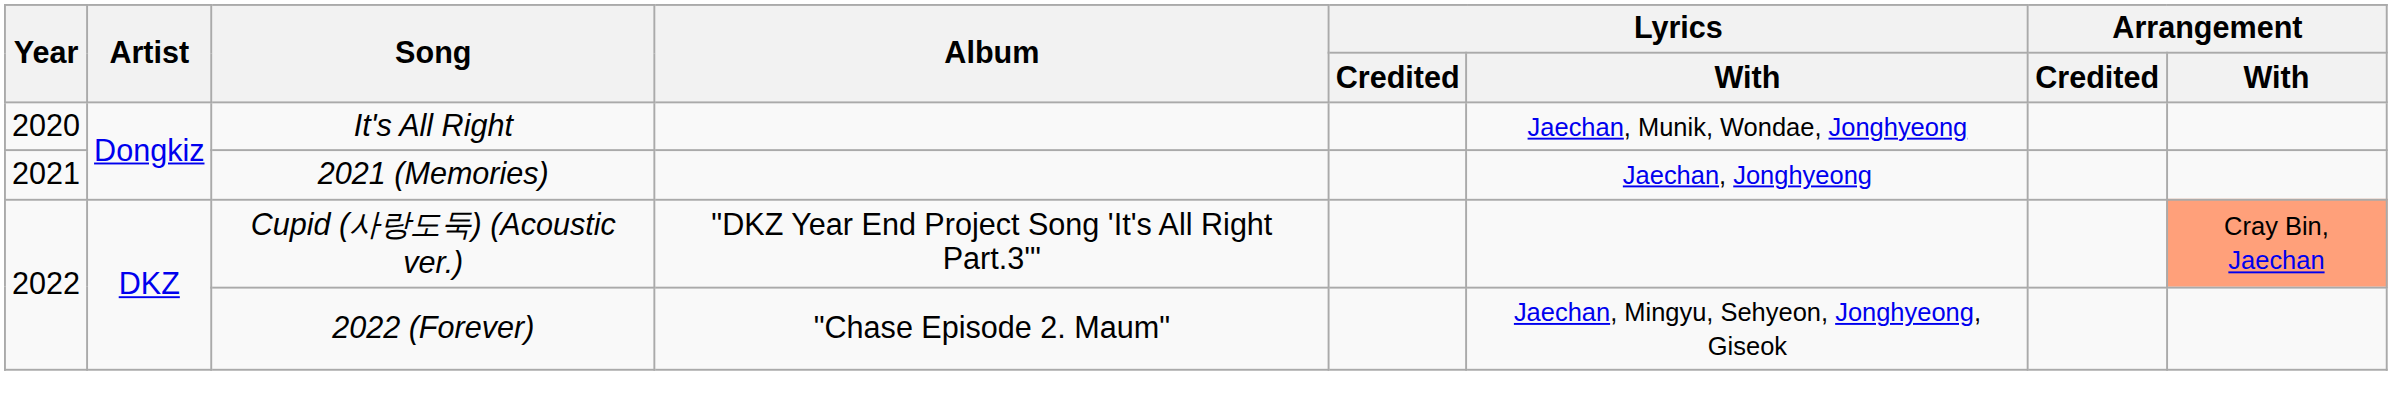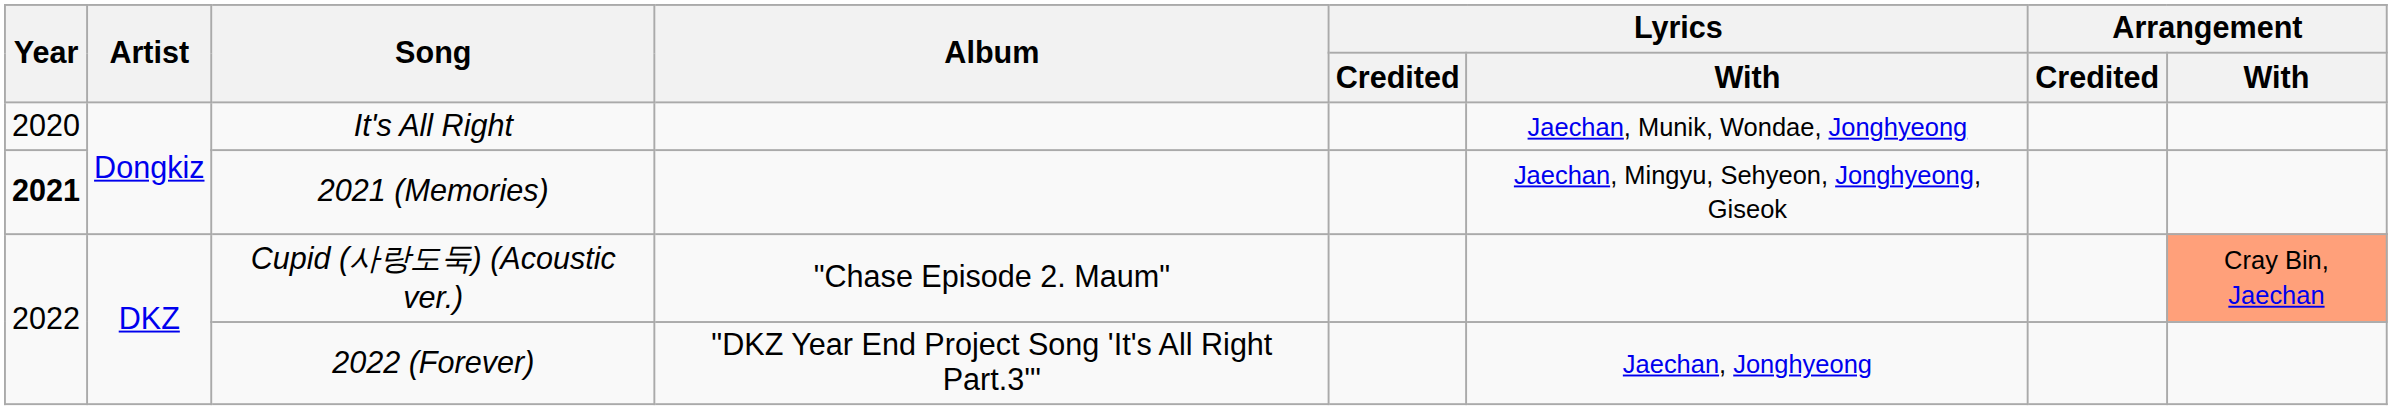(46, 174) normal -> (46, 191) bold
(1747, 176) Jaechan, Jonghyeong -> (1747, 193) Jaechan, Mingyu, Sehyeon, Jonghyeong, Giseok
(992, 242) "DKZ Year End Project Song 'It's All Right Part.3'" -> (992, 277) "Chase Episode 2. Maum"
(992, 328) "Chase Episode 2. Maum" -> (992, 362) "DKZ Year End Project Song 'It's All Right Part.3'"
(1747, 330) Jaechan, Mingyu, Sehyeon, Jonghyeong, Giseok -> (1747, 364) Jaechan, Jonghyeong
